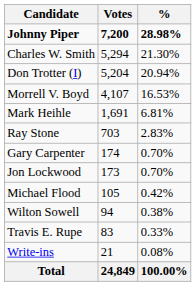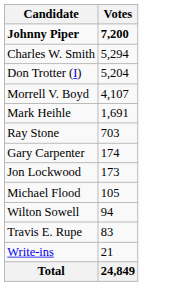- column: (164, 14)
